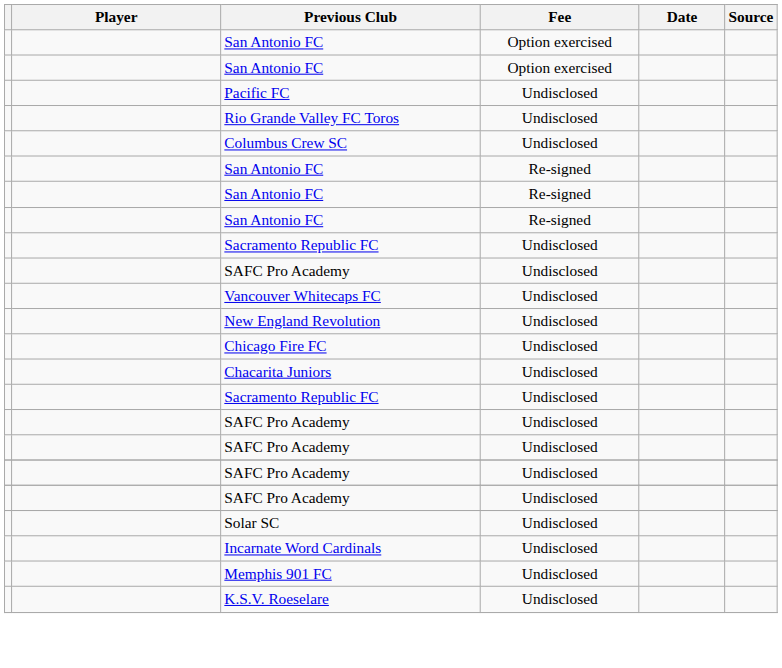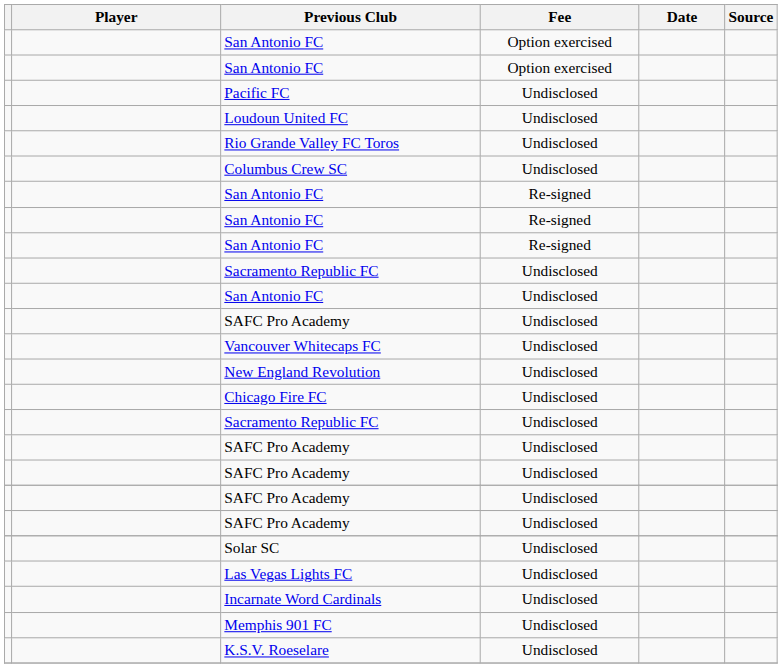+ row: (286, 118)
+ row: (274, 295)
- row: (278, 371)
+ row: (288, 574)
